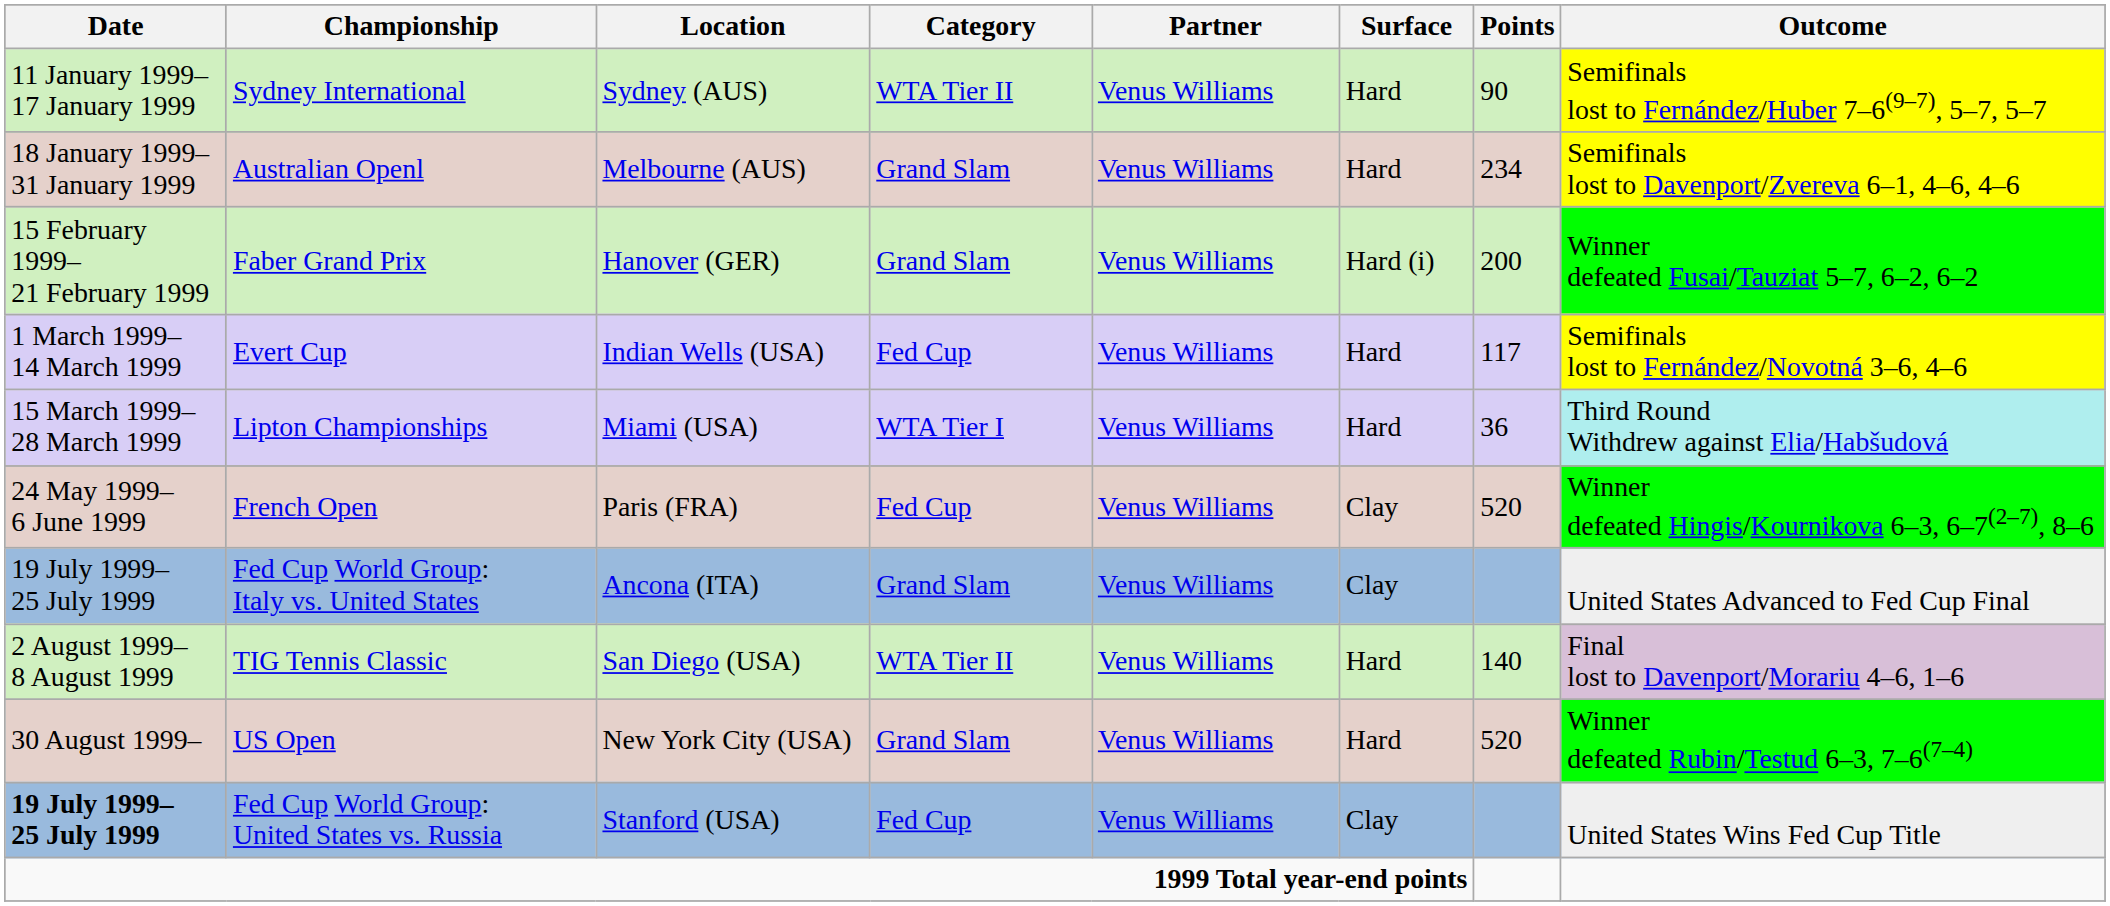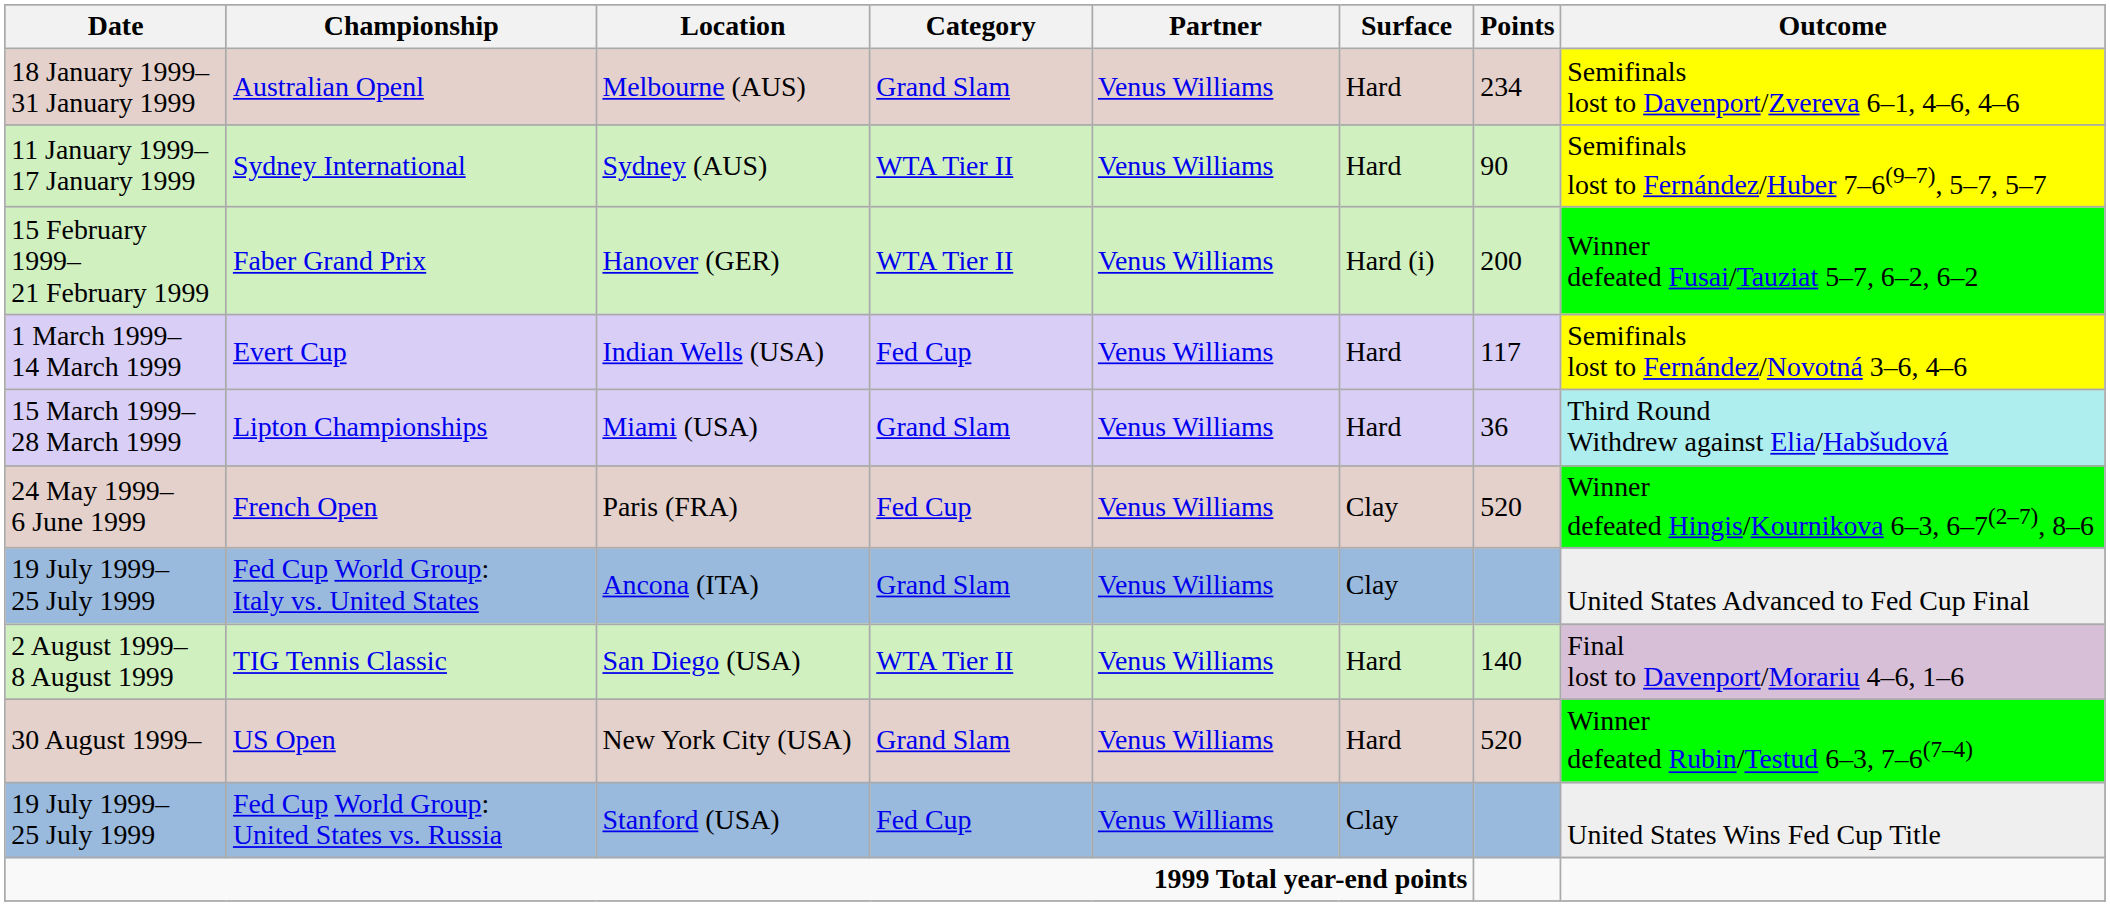rows swapped: (349, 90) <-> (328, 169)
(943, 260) Grand Slam -> (945, 260) WTA Tier II
(940, 427) WTA Tier I -> (943, 427) Grand Slam
(92, 819) bold -> (90, 819) normal
